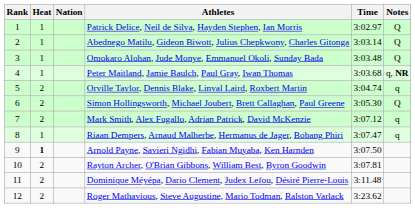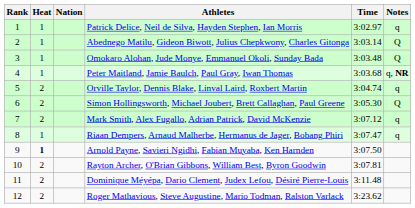(397, 27) Q -> (397, 27) q
